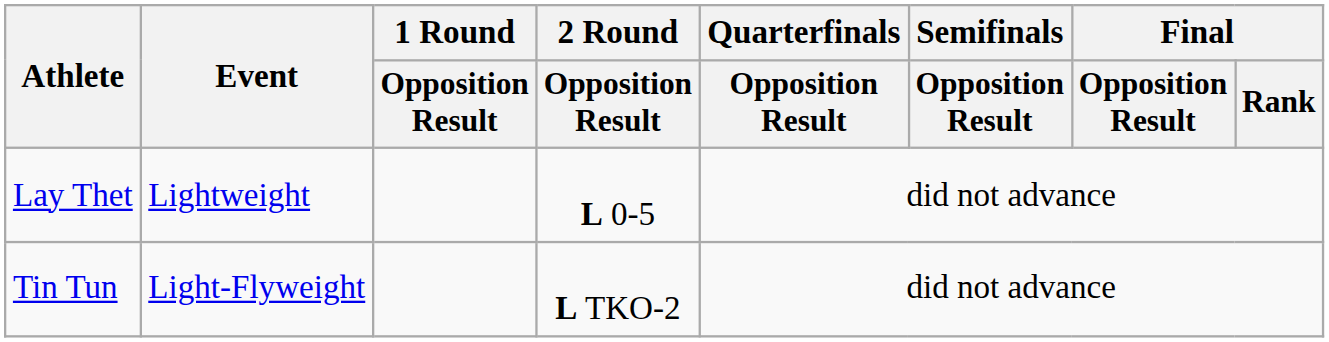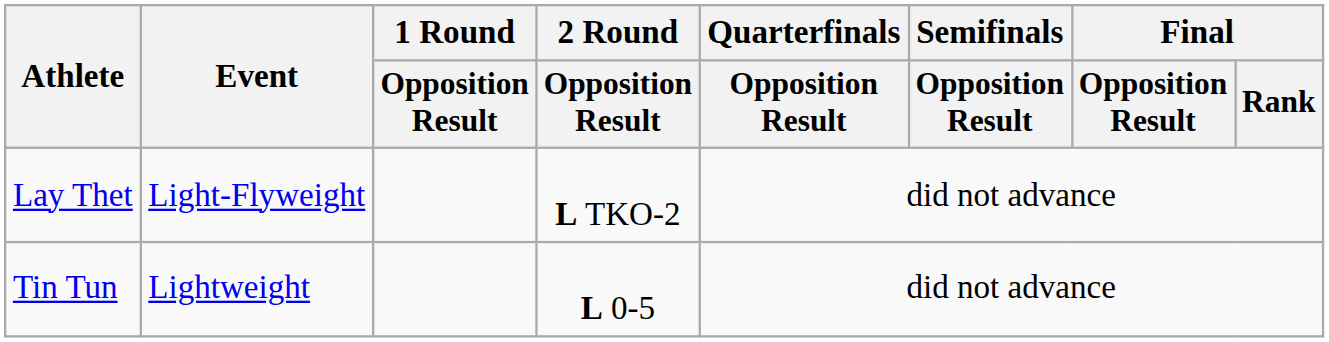(229, 194) Lightweight -> (257, 194) Light-Flyweight
(618, 214) L 0-5 -> (618, 214) L TKO-2
(257, 288) Light-Flyweight -> (229, 288) Lightweight
(618, 308) L TKO-2 -> (618, 308) L 0-5
